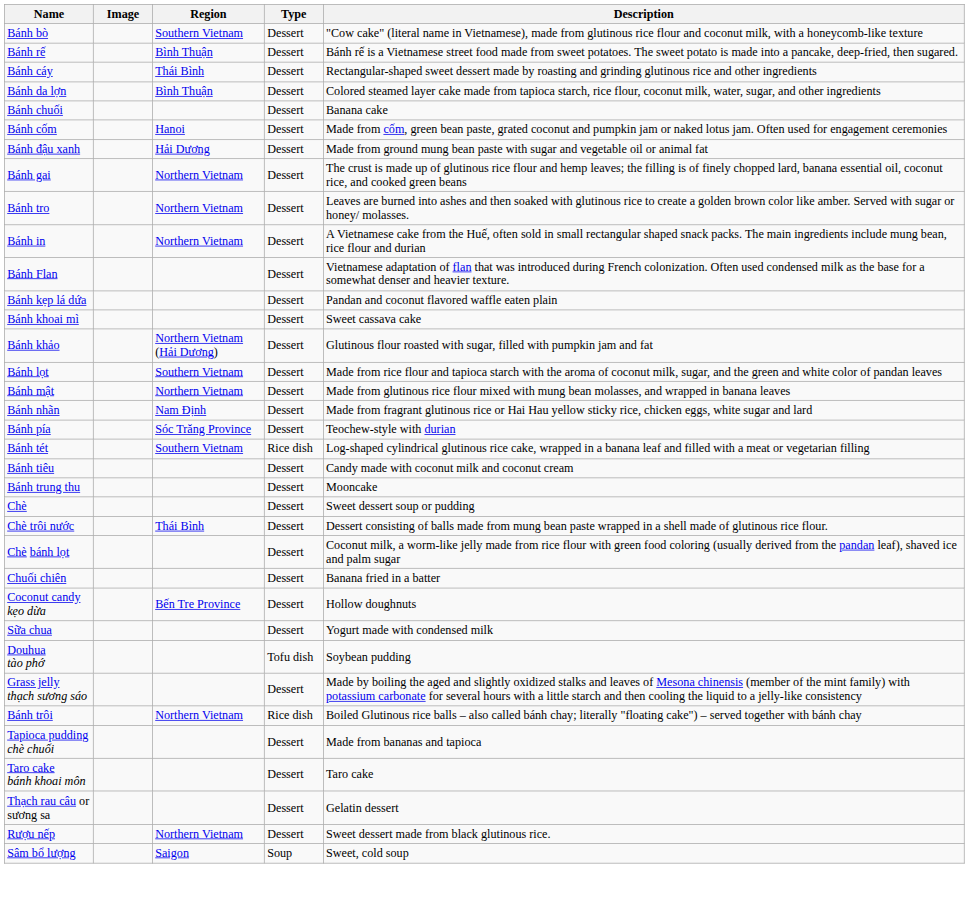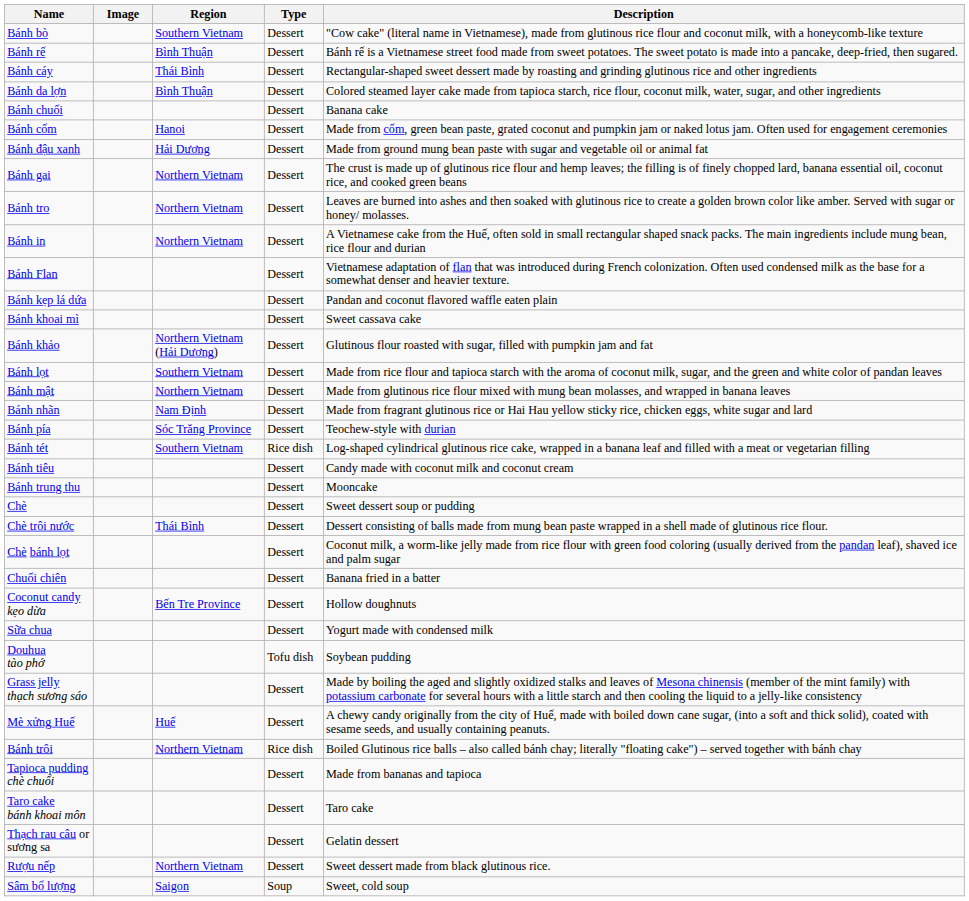+ row: (41, 722)
